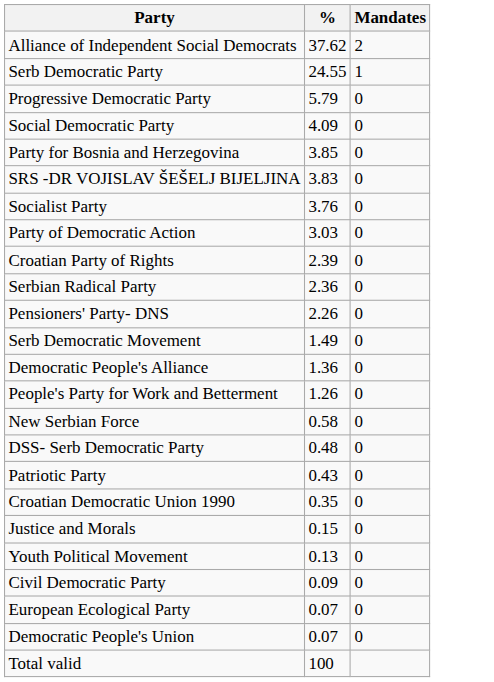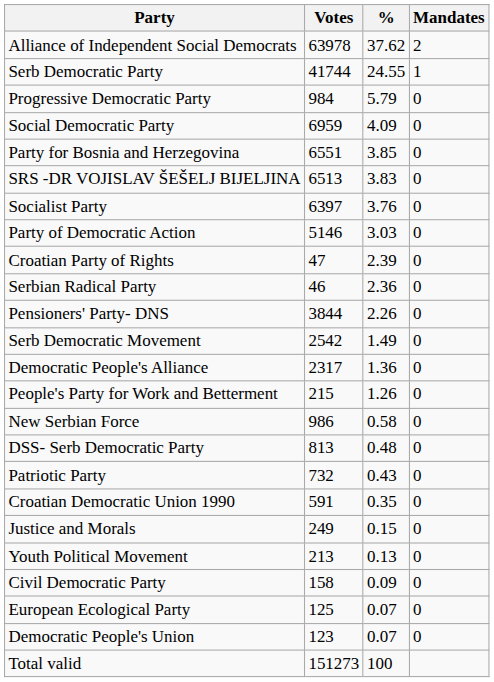+ column: (334, 17)
